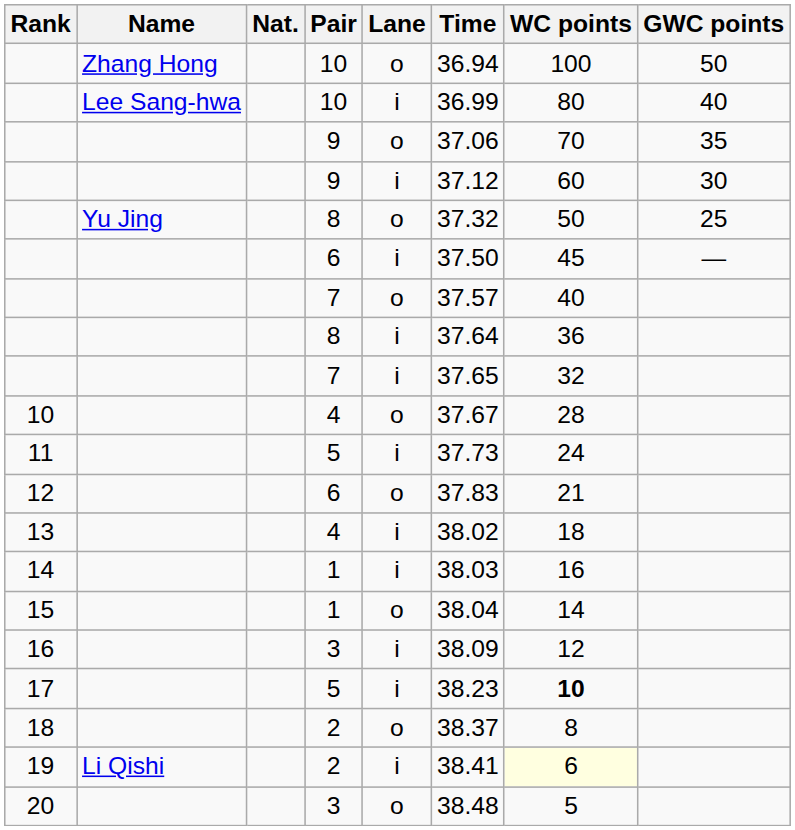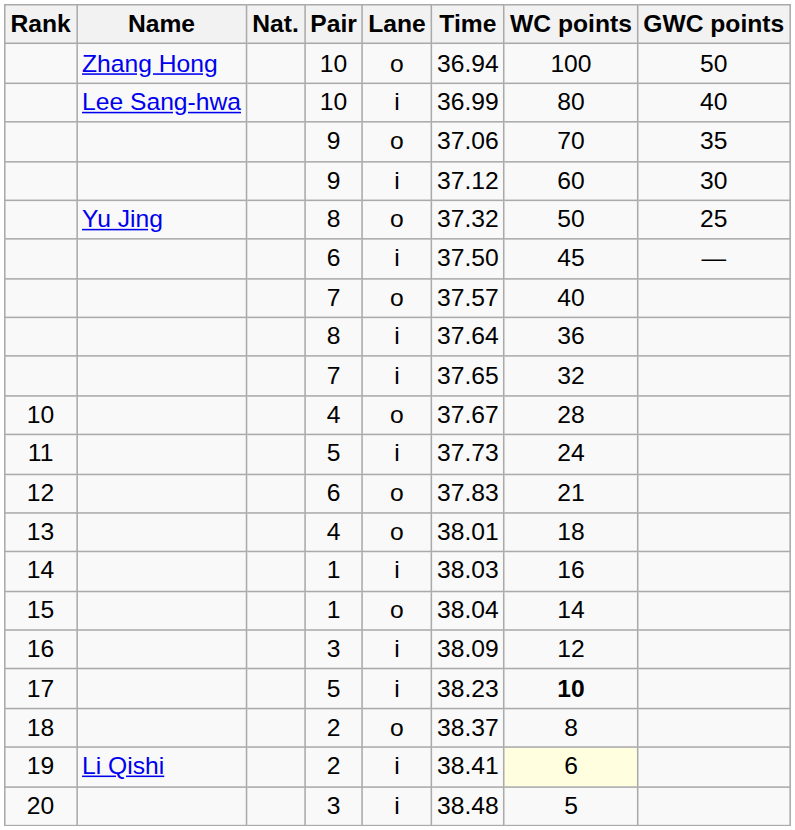(397, 532) i -> (397, 532) o
(468, 532) 38.02 -> (468, 532) 38.01
(397, 805) o -> (397, 805) i
